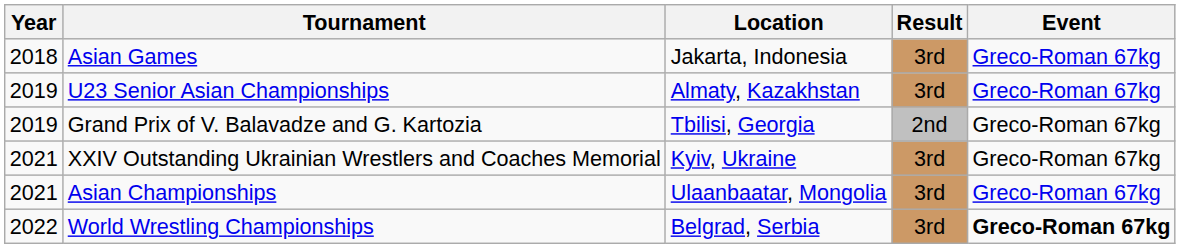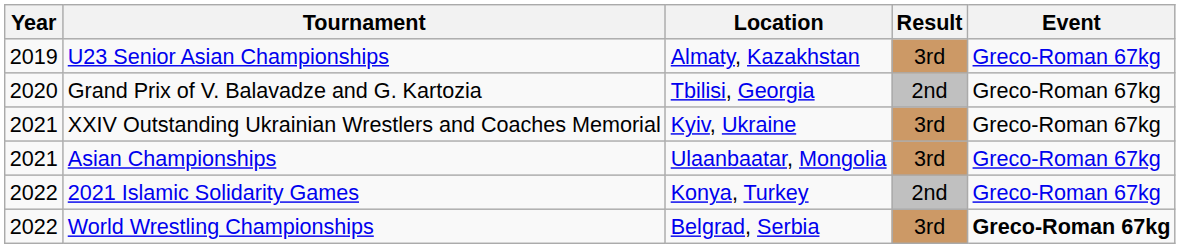- row: (132, 56)
(34, 124) 2019 -> (34, 90) 2020
+ row: (213, 193)
